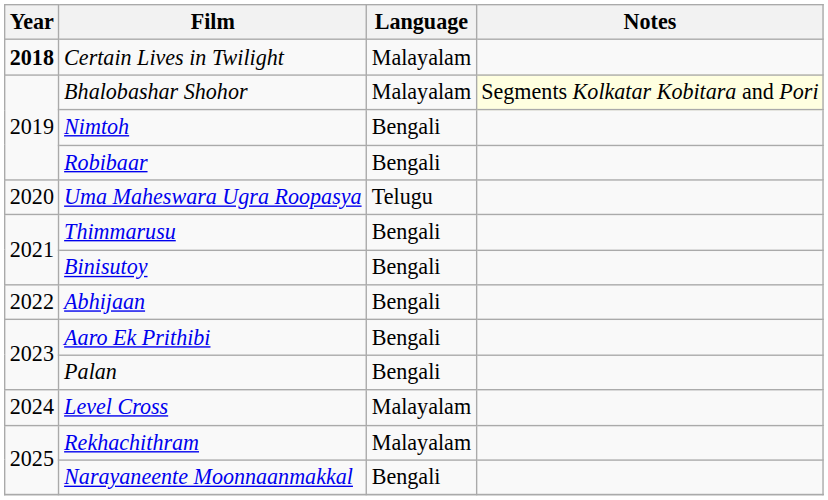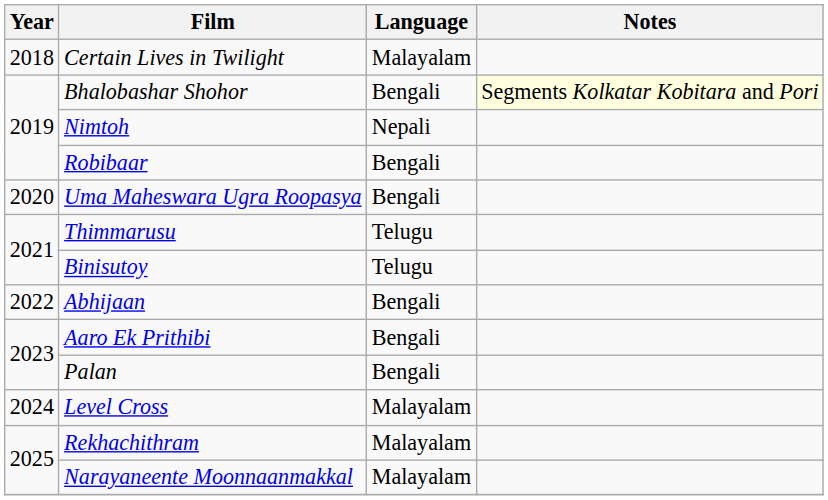(32, 57) bold -> (32, 57) normal
(421, 92) Malayalam -> (406, 92) Bengali
(406, 127) Bengali -> (401, 127) Nepali
(402, 197) Telugu -> (406, 197) Bengali
(406, 232) Bengali -> (402, 232) Telugu
(406, 267) Bengali -> (402, 267) Telugu
(406, 477) Bengali -> (421, 477) Malayalam
